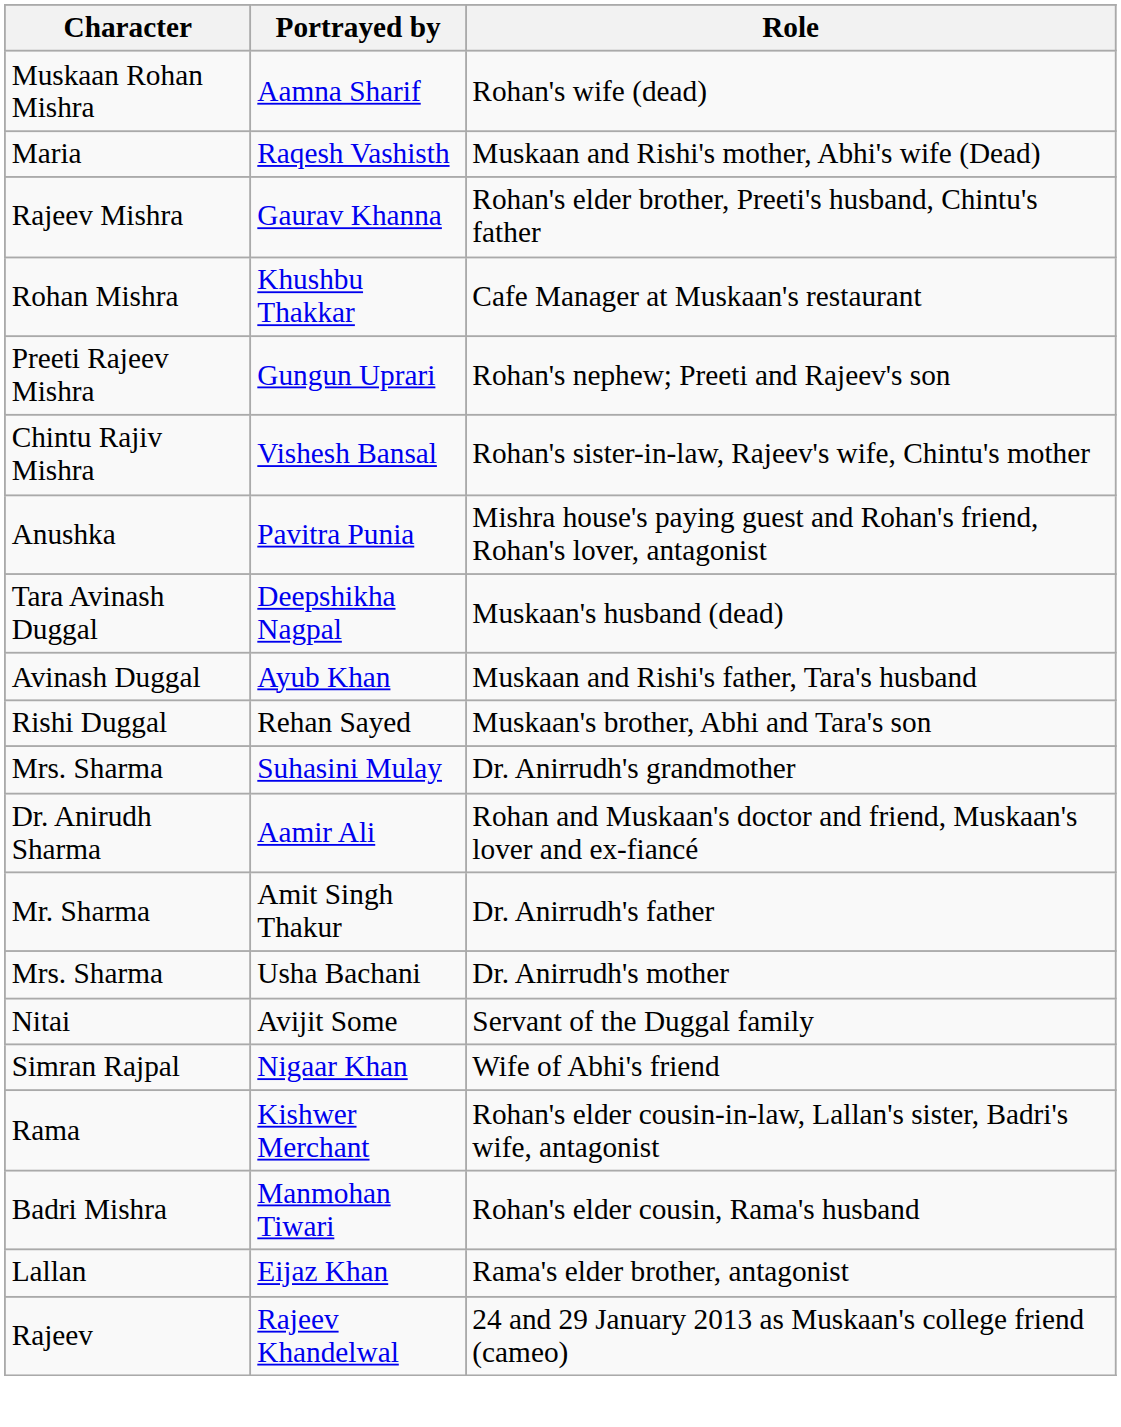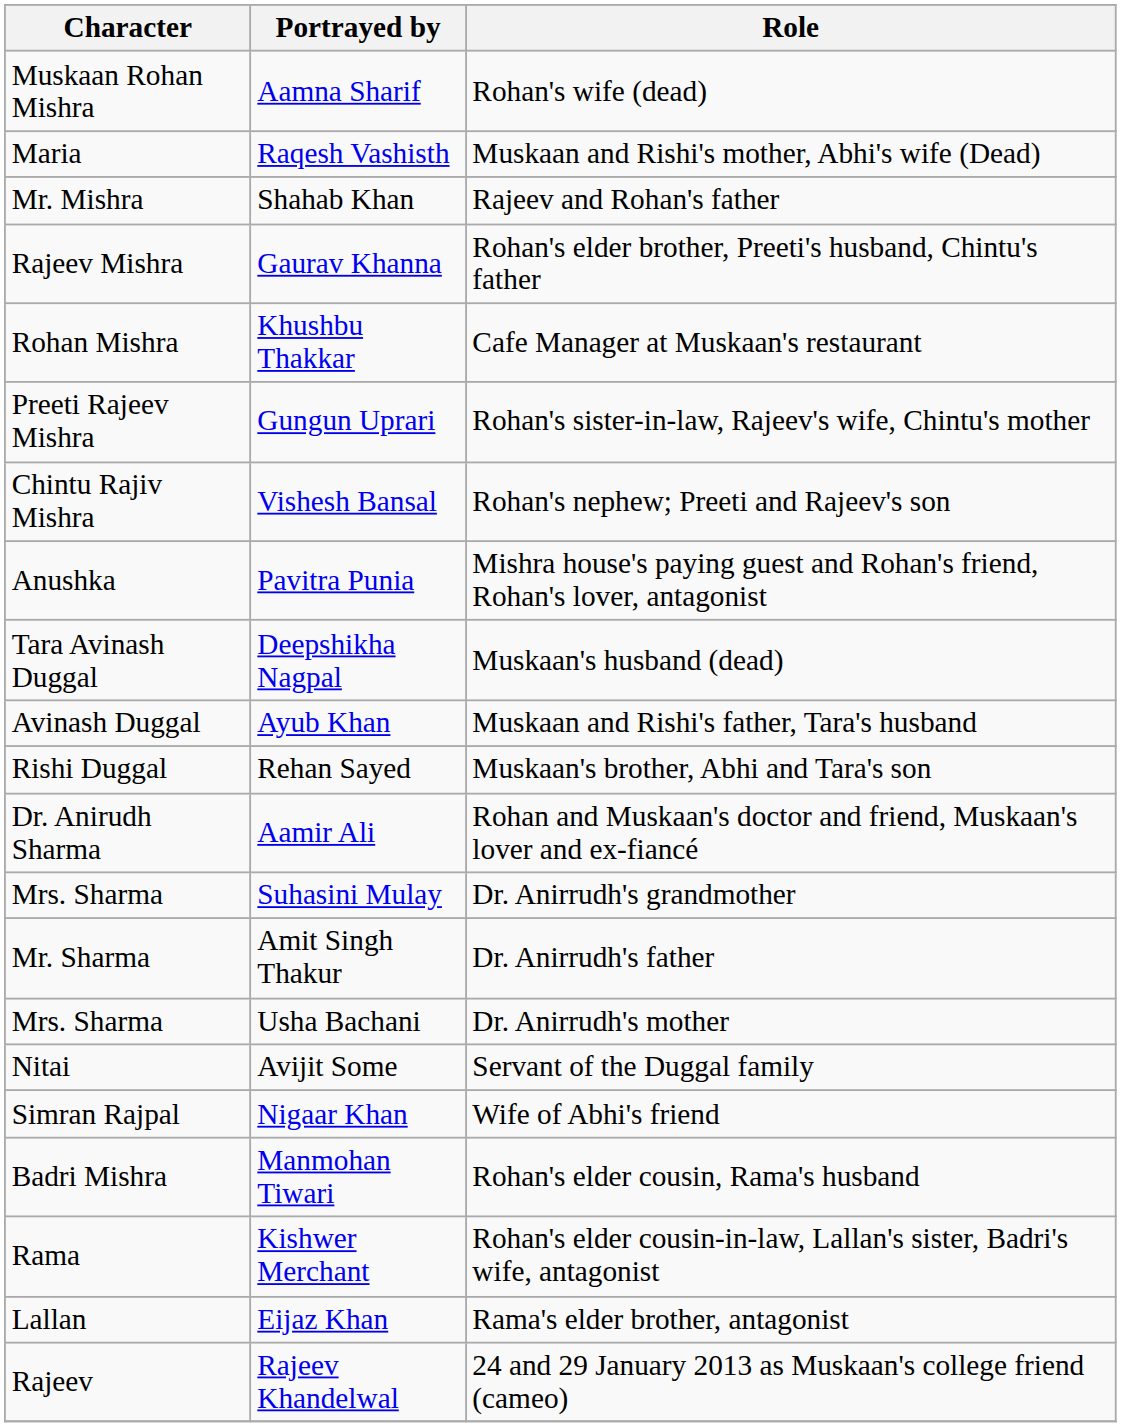+ row: (336, 199)
(711, 375) Rohan's nephew; Preeti and Rajeev's son -> (781, 421) Rohan's sister-in-law, Rajeev's wife, Chintu's mother
(781, 454) Rohan's sister-in-law, Rajeev's wife, Chintu's mother -> (711, 501) Rohan's nephew; Preeti and Rajeev's son
rows swapped: (316, 832) <-> (350, 769)
rows swapped: (313, 1130) <-> (324, 1209)
